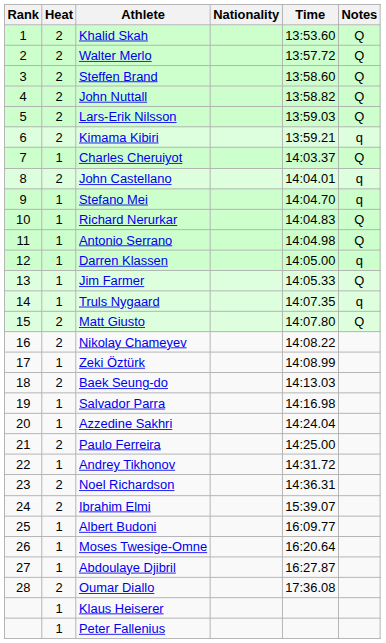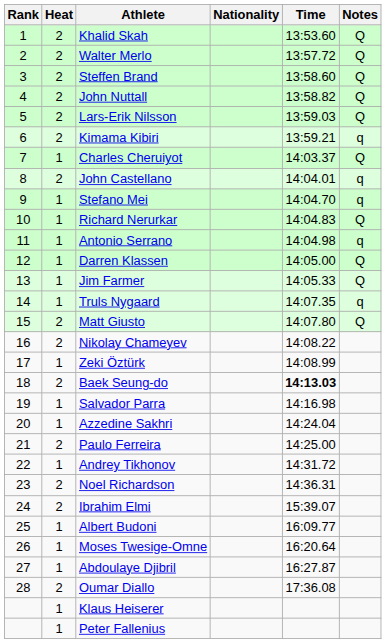(359, 240) Q -> (360, 240) q
(359, 260) q -> (360, 260) Q
(310, 383) normal -> (311, 383) bold
